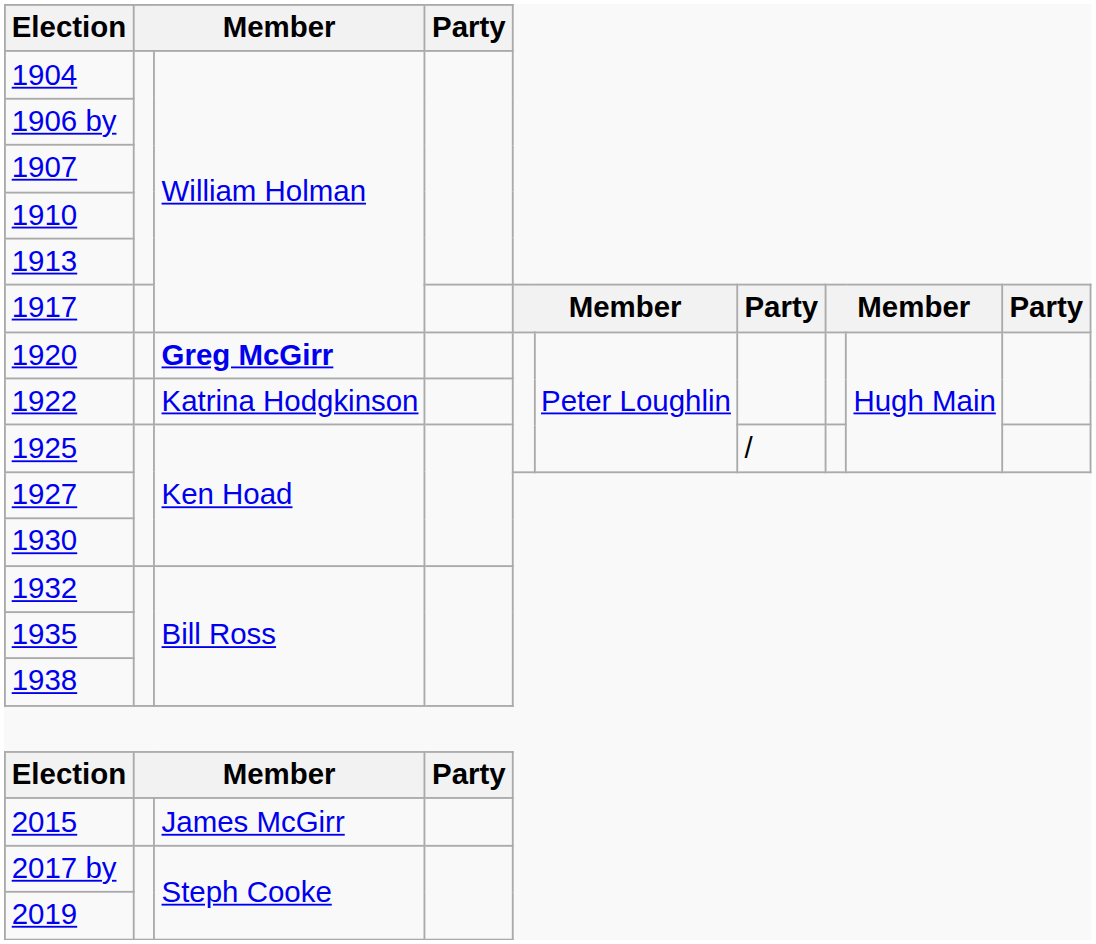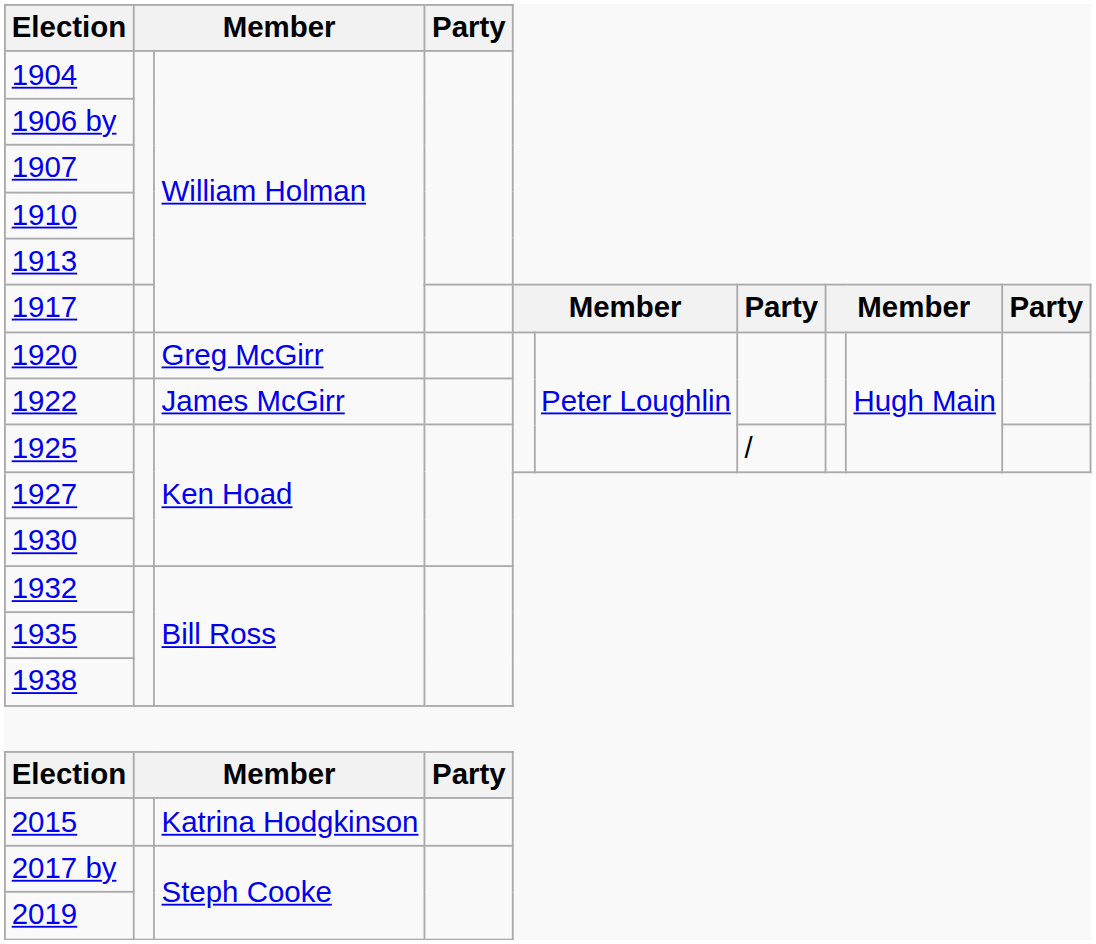(247, 354) bold -> (243, 354) normal
(290, 401) Katrina Hodgkinson -> (253, 401) James McGirr
(253, 821) James McGirr -> (290, 821) Katrina Hodgkinson
